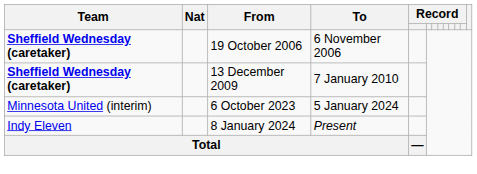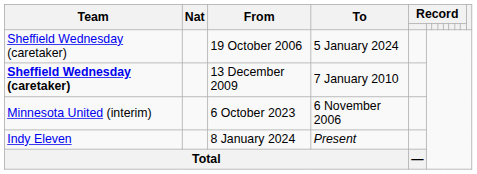(69, 46) bold -> (65, 46) normal
(347, 46) 6 November 2006 -> (356, 46) 5 January 2024
(356, 106) 5 January 2024 -> (347, 113) 6 November 2006
